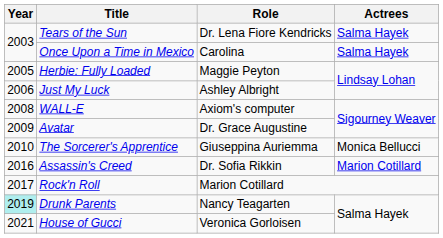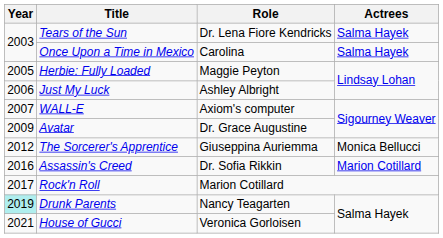(20, 109) 2008 -> (20, 109) 2007
(20, 147) 2010 -> (20, 147) 2012
